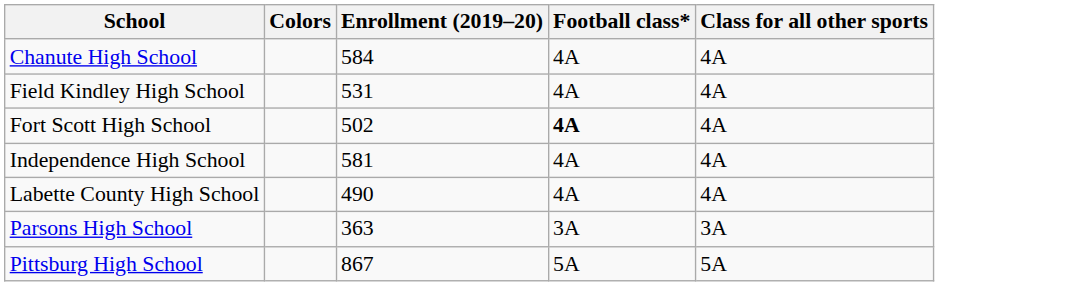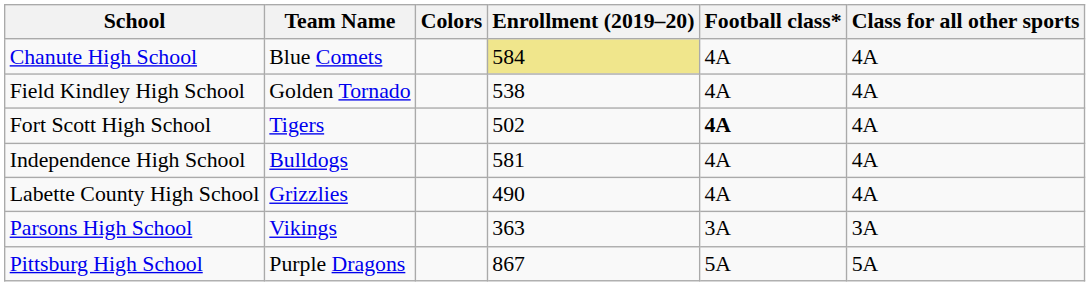+ column: (340, 21)
(357, 56) no background -> (509, 56) khaki background
(357, 90) 531 -> (509, 90) 538
